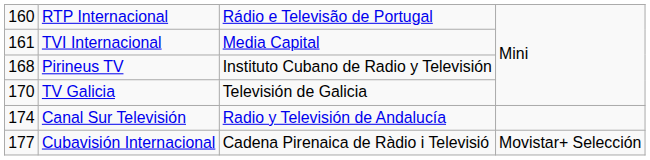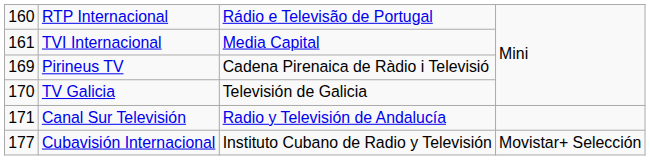(21, 67) 168 -> (21, 67) 169
(357, 67) Instituto Cubano de Radio y Televisión -> (356, 67) Cadena Pirenaica de Ràdio i Televisió
(21, 117) 174 -> (21, 117) 171
(356, 142) Cadena Pirenaica de Ràdio i Televisió -> (357, 142) Instituto Cubano de Radio y Televisión
